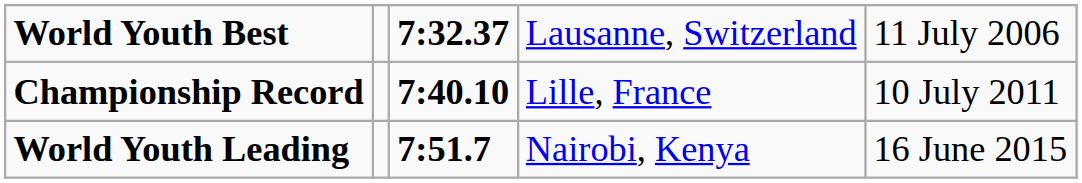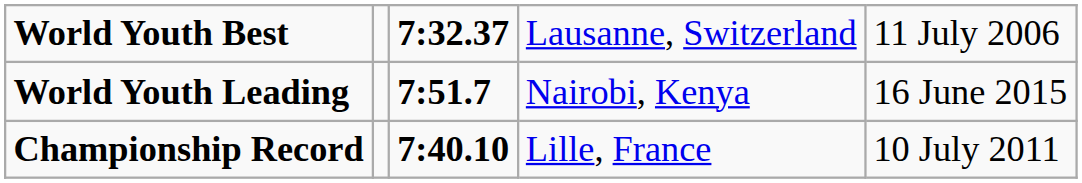rows swapped: (189, 90) <-> (181, 148)
